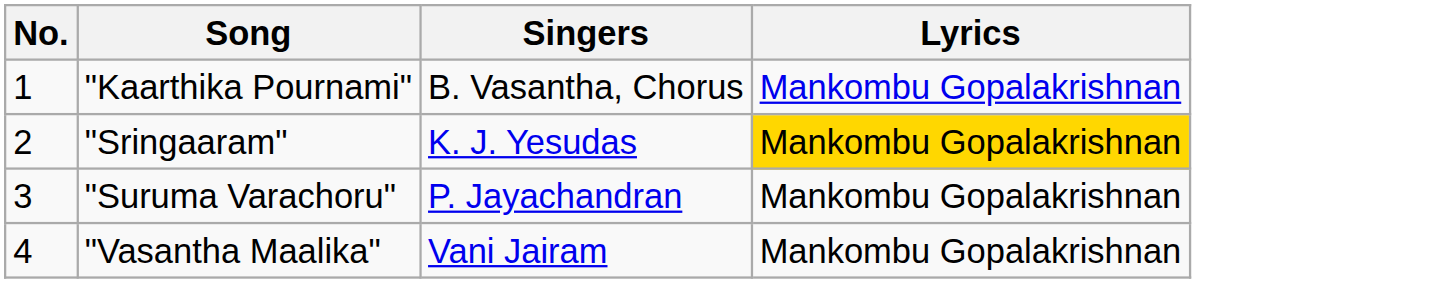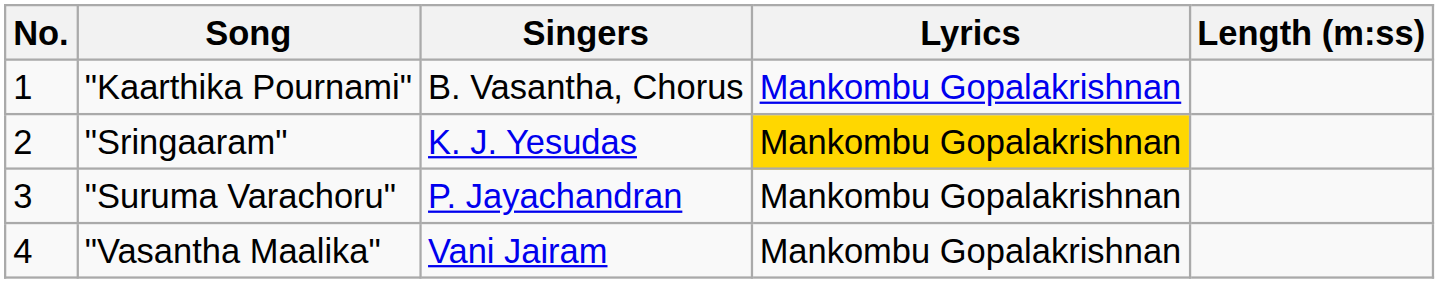+ column: (1311, 33)
